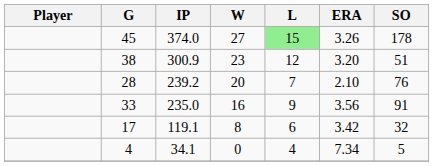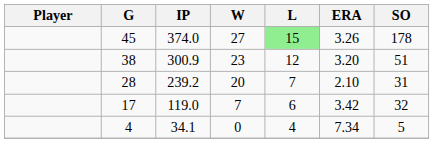(401, 82) 76 -> (401, 82) 31
- row: (129, 104)
(183, 127) 119.1 -> (183, 104) 119.0
(238, 127) 8 -> (238, 104) 7
